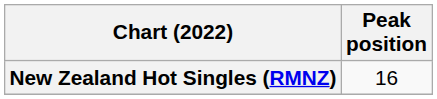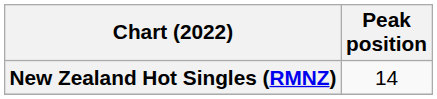(387, 77) 16 -> (387, 77) 14
